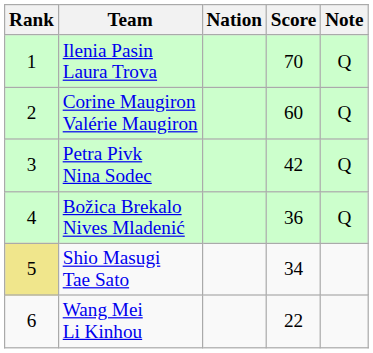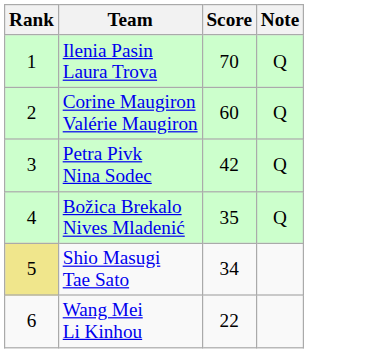- column: (234, 19)
(294, 217) 36 -> (229, 217) 35
